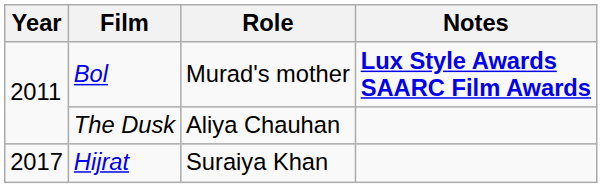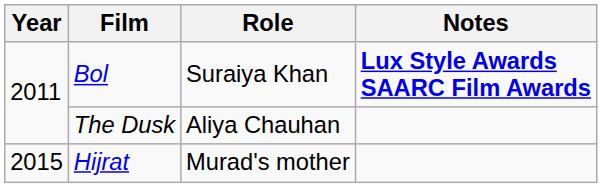(268, 74) Murad's mother -> (257, 74) Suraiya Khan
(37, 162) 2017 -> (37, 162) 2015
(257, 162) Suraiya Khan -> (268, 162) Murad's mother
